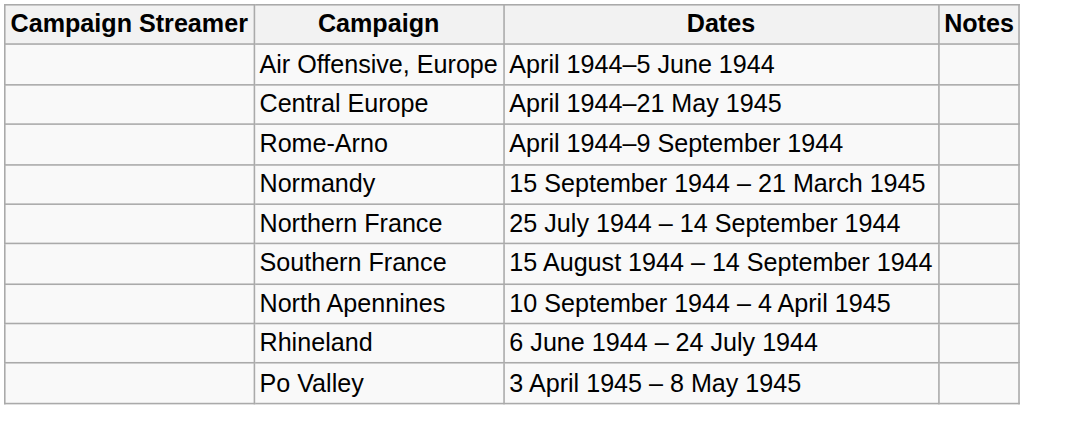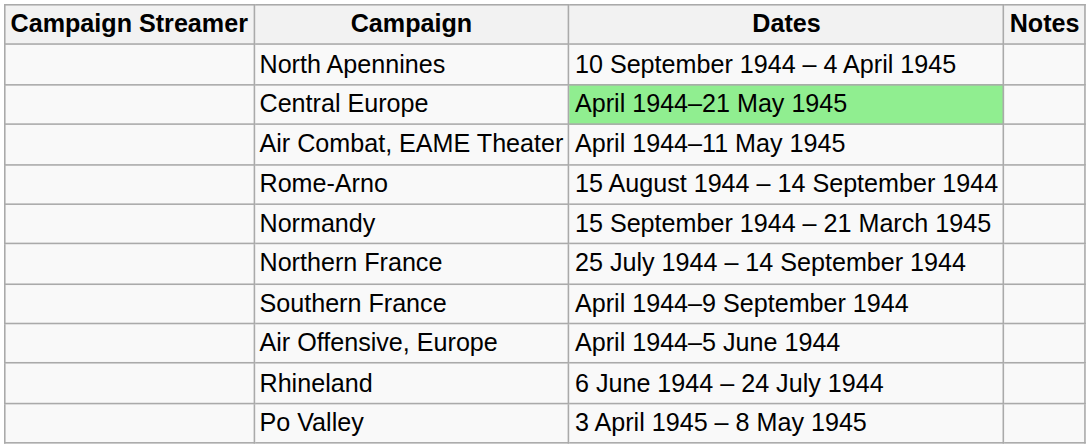rows swapped: (379, 64) <-> (352, 303)
(646, 104) no background -> (711, 104) lightgreen background
+ row: (411, 143)
(676, 143) April 1944–9 September 1944 -> (787, 183) 15 August 1944 – 14 September 1944
(721, 263) 15 August 1944 – 14 September 1944 -> (742, 303) April 1944–9 September 1944
